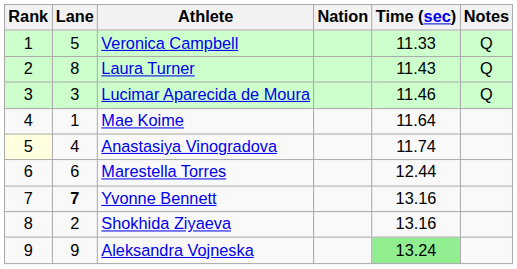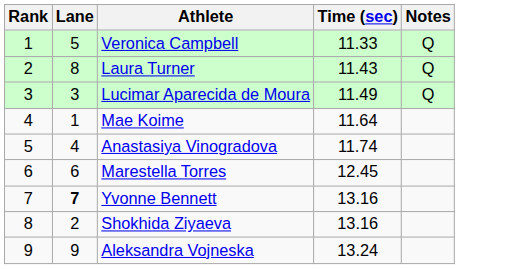- column: (343, 17)
(416, 95) 11.46 -> (358, 95) 11.49
(28, 146) lightyellow background -> (28, 146) no background
(416, 172) 12.44 -> (358, 172) 12.45
(416, 250) lightgreen background -> (358, 250) no background
